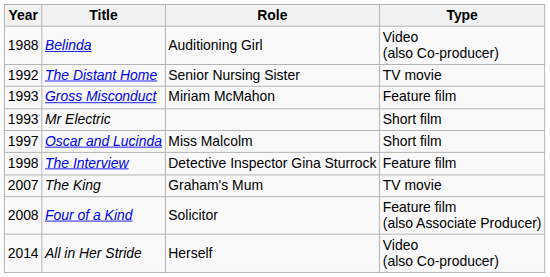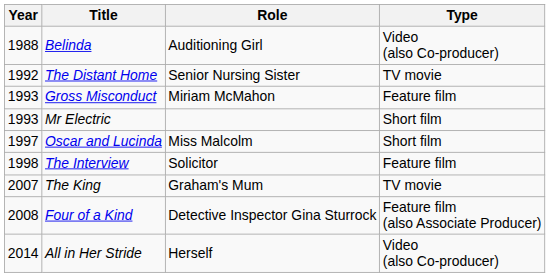(272, 163) Detective Inspector Gina Sturrock -> (193, 163) Solicitor
(193, 215) Solicitor -> (272, 215) Detective Inspector Gina Sturrock
